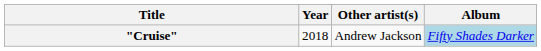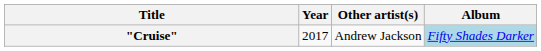(315, 35) 2018 -> (315, 35) 2017
